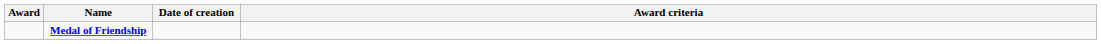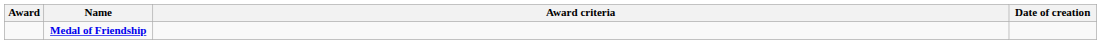columns swapped: (196, 13) <-> (669, 13)
